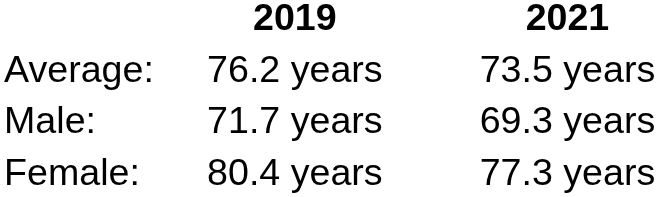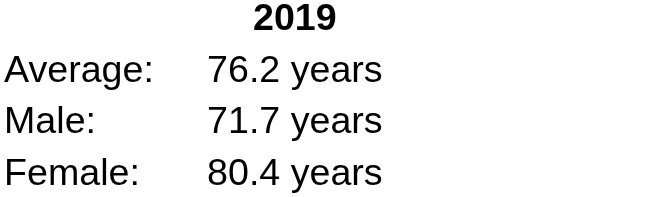- column: (567, 17)
